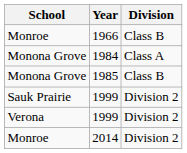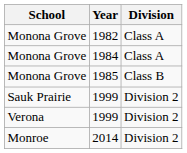- row: (28, 35)
+ row: (47, 35)
